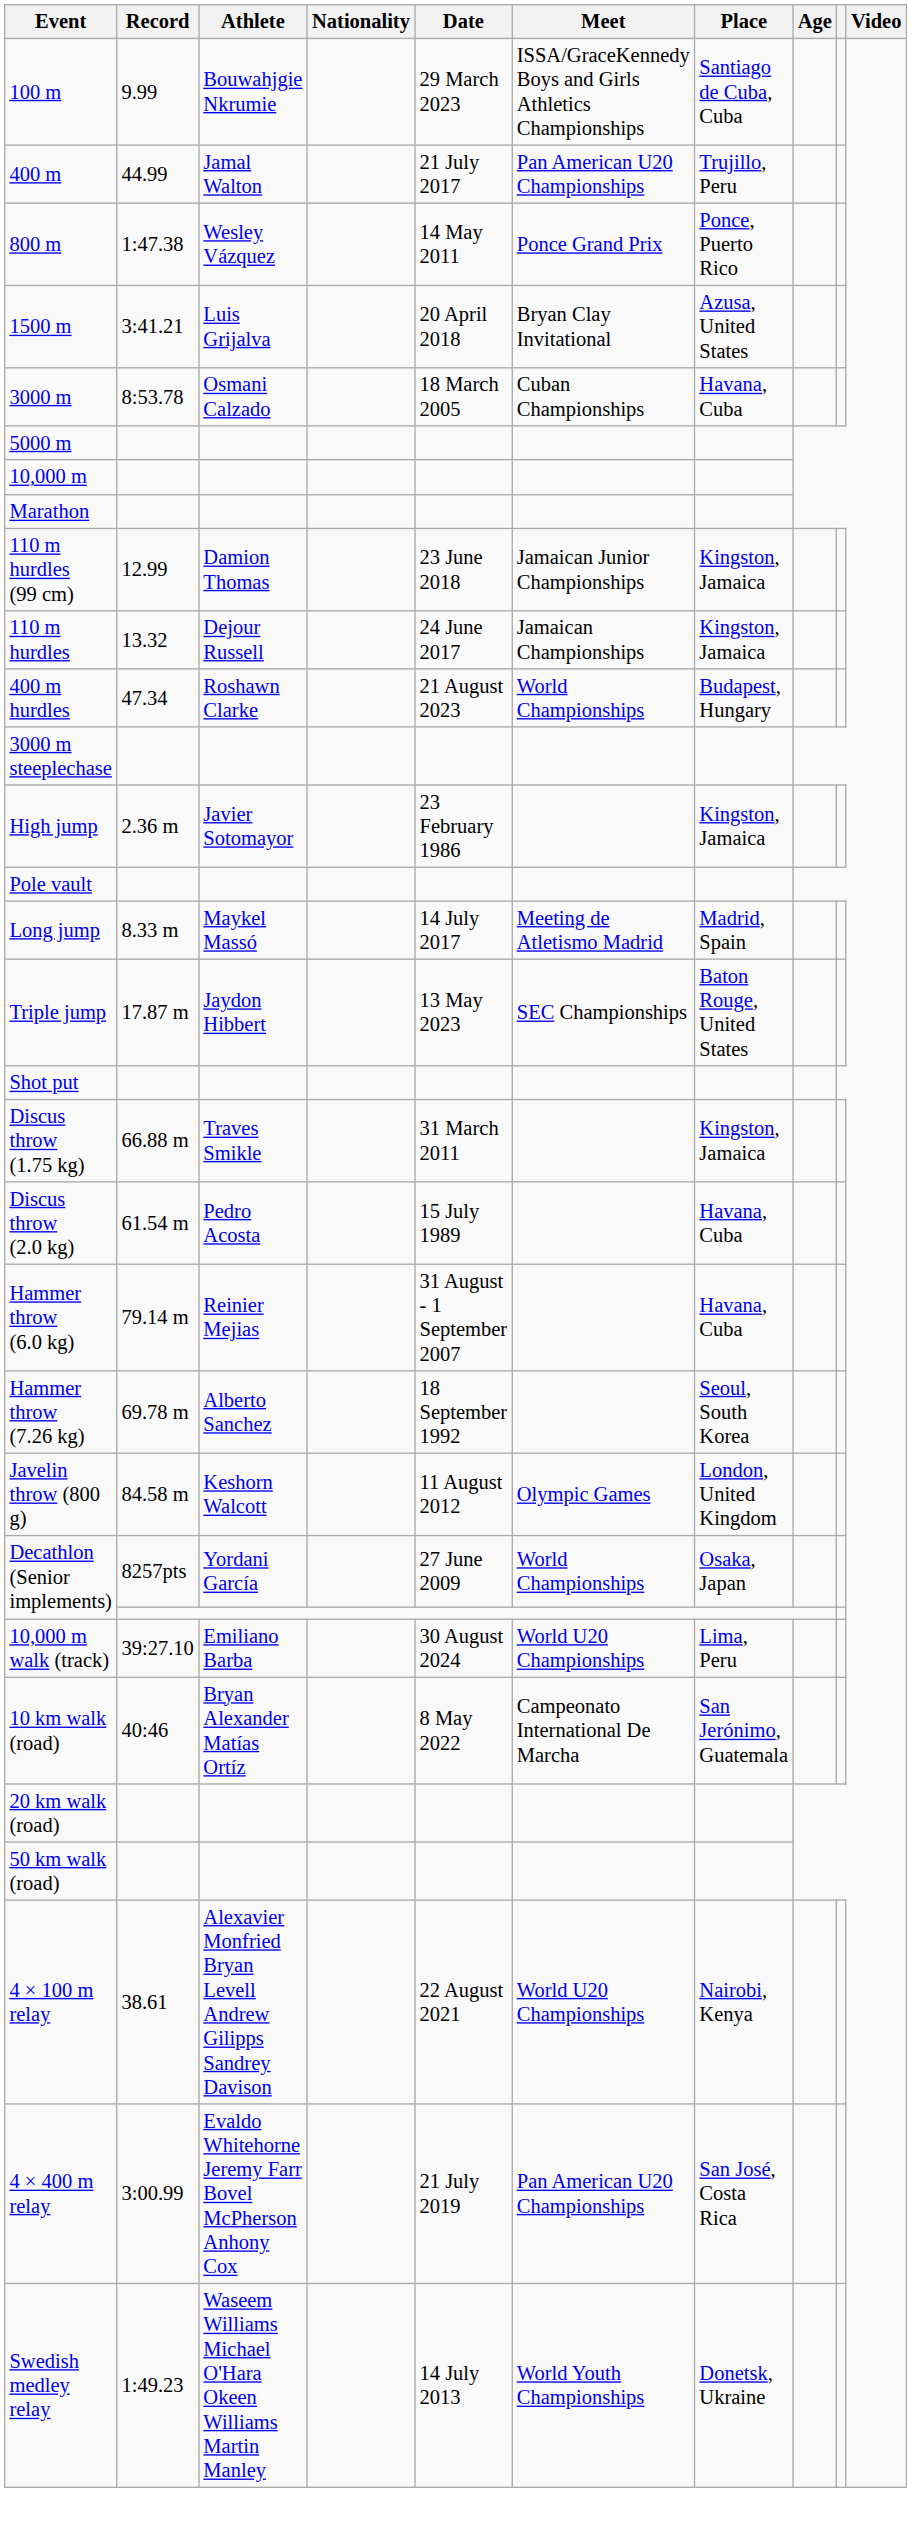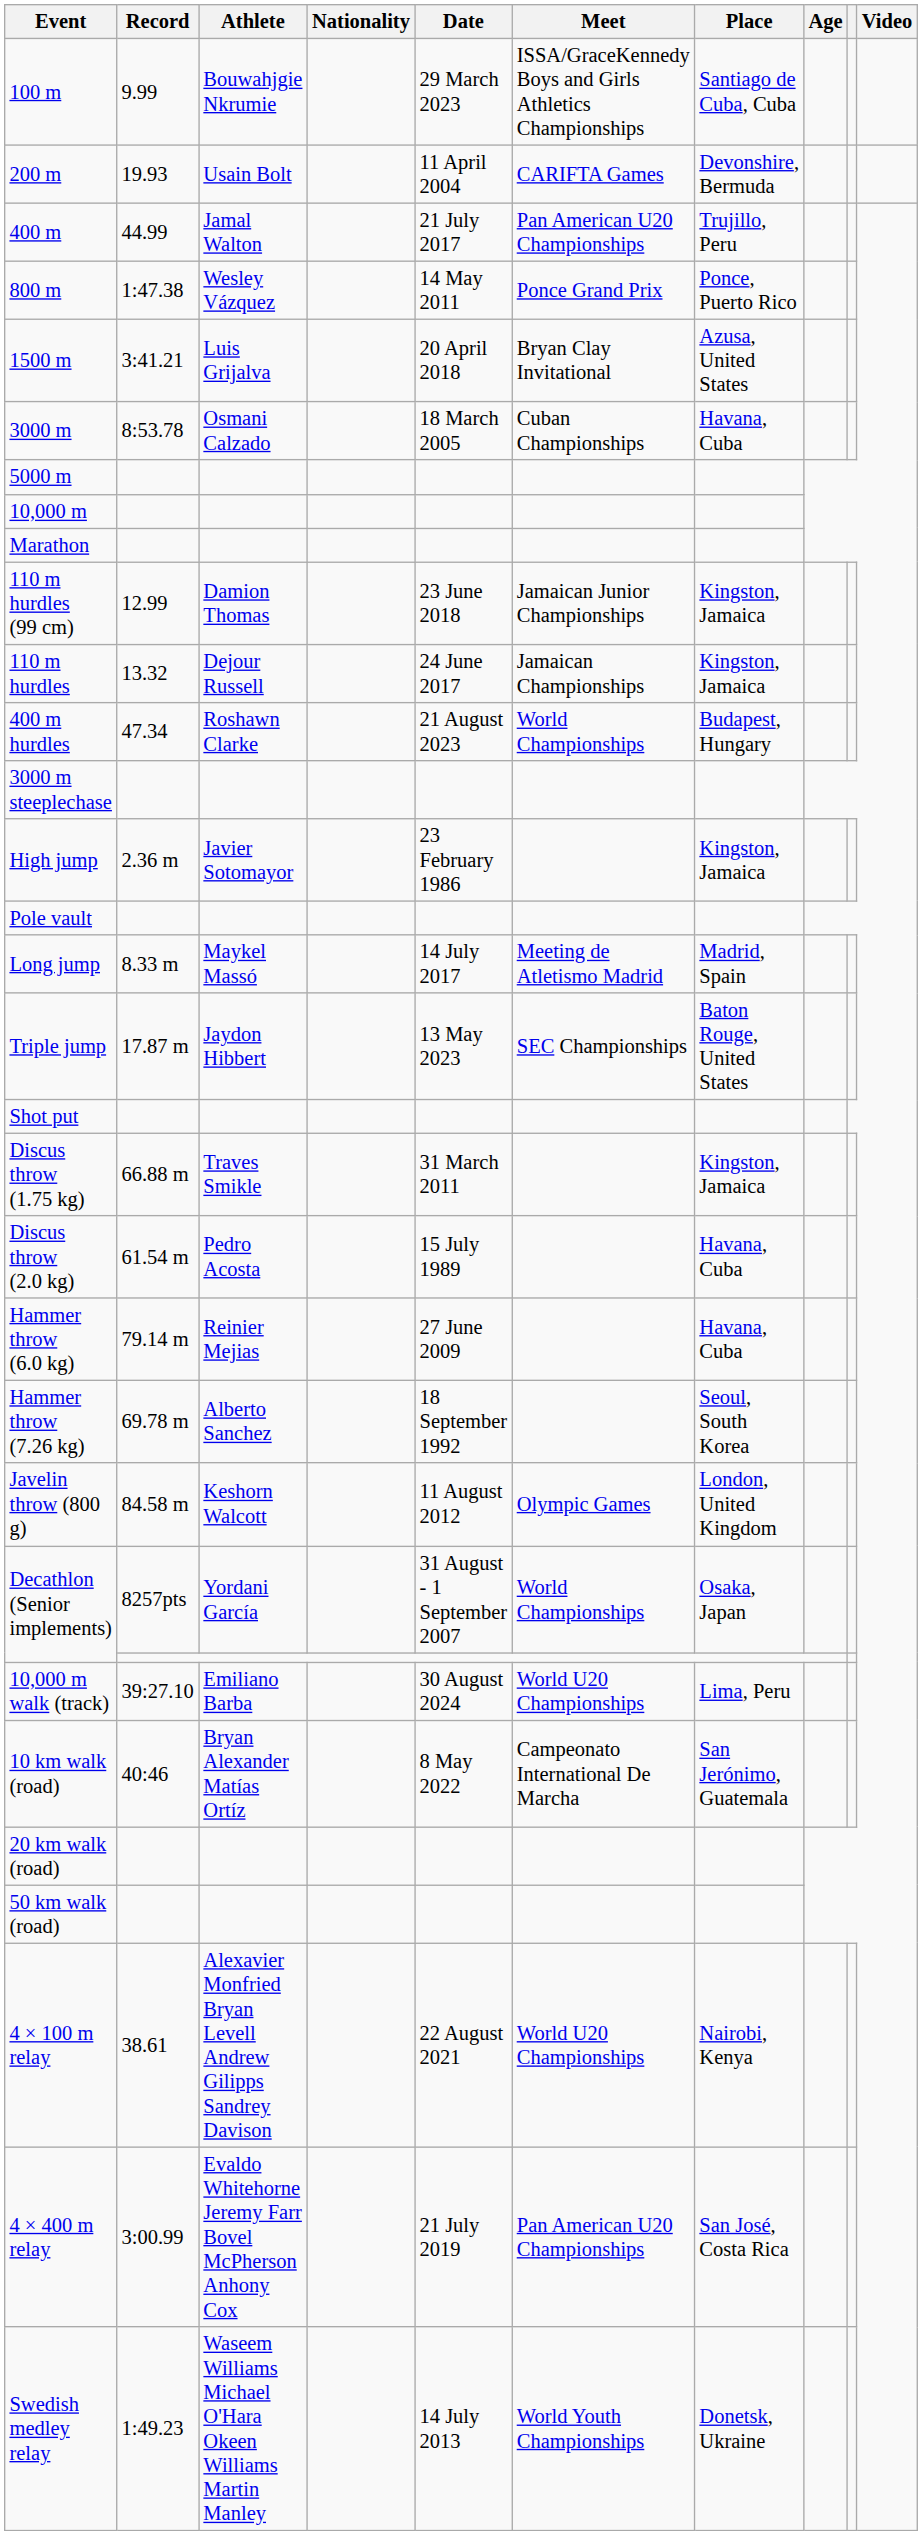+ row: (35, 174)
(463, 1317) 31 August - 1 September 2007 -> (451, 1339) 27 June 2009
(451, 1571) 27 June 2009 -> (463, 1599) 31 August - 1 September 2007
